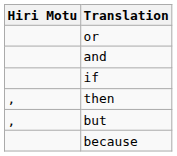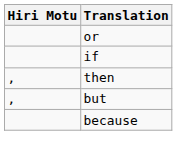- row: (95, 57)
